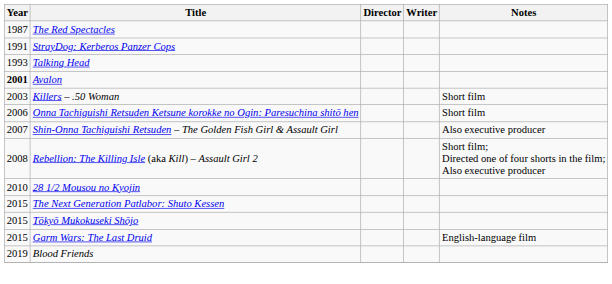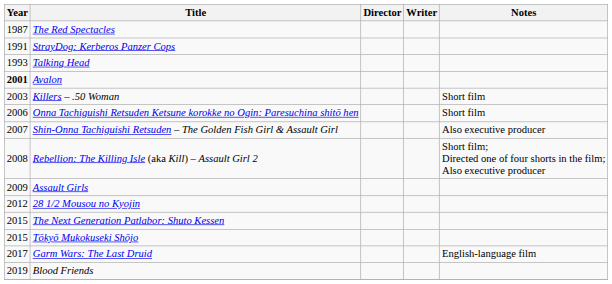+ row: (60, 187)
(17, 187) 2010 -> (17, 204) 2012
(17, 237) 2015 -> (17, 254) 2017
